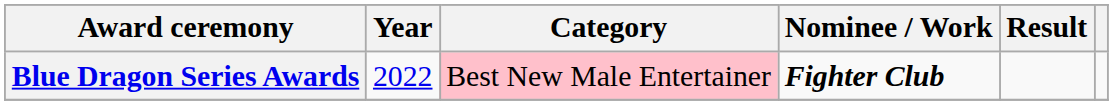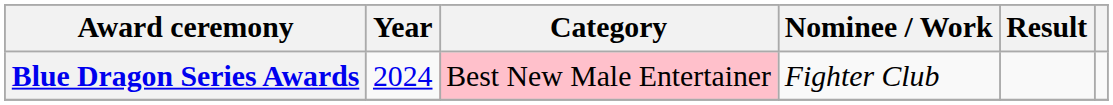(403, 75) 2022 -> (403, 75) 2024
(865, 75) bold -> (862, 75) normal
